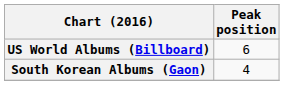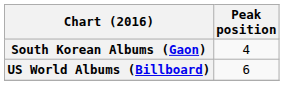rows swapped: (109, 70) <-> (109, 49)
